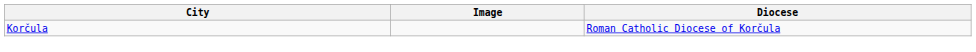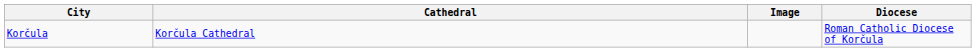+ column: (450, 12)
